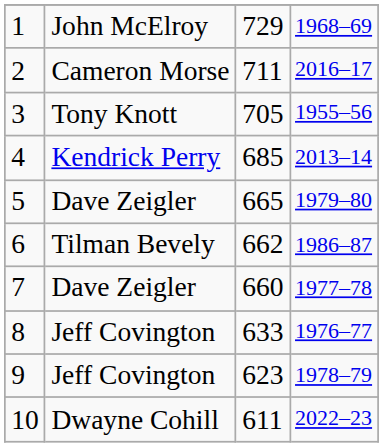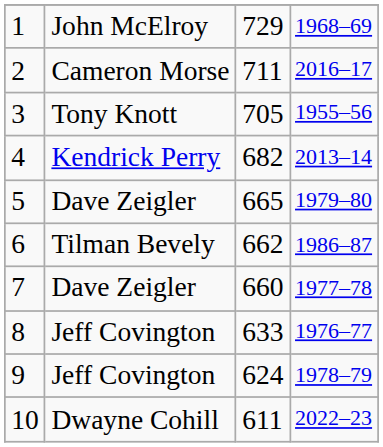(263, 157) 685 -> (263, 157) 682
(263, 375) 623 -> (263, 375) 624
